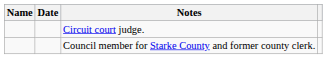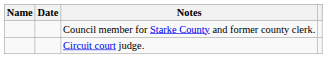rows swapped: (189, 45) <-> (104, 29)
